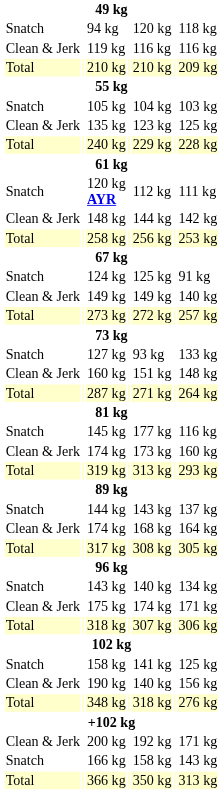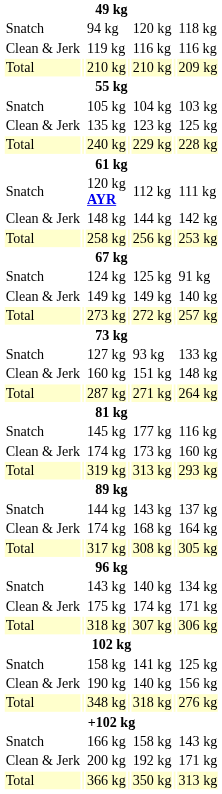rows swapped: (25, 761) <-> (43, 741)
